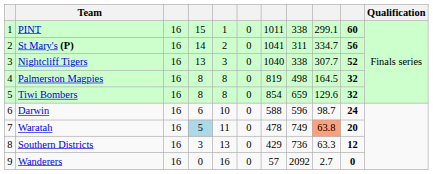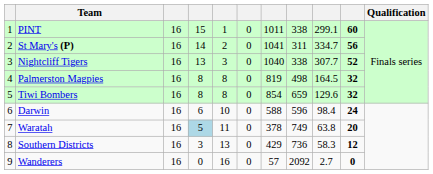(326, 111) 98.7 -> (326, 111) 98.4
(274, 128) 478 -> (274, 128) 378
(326, 128) lightsalmon background -> (326, 128) no background
(326, 144) 63.3 -> (326, 144) 58.3
